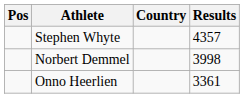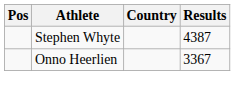(207, 37) 4357 -> (197, 37) 4387
- row: (82, 59)
(207, 81) 3361 -> (197, 59) 3367
